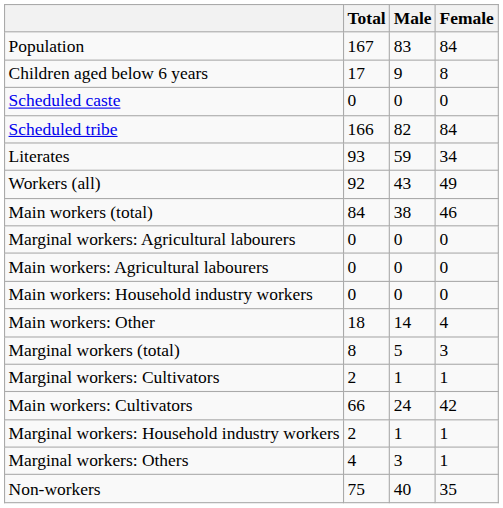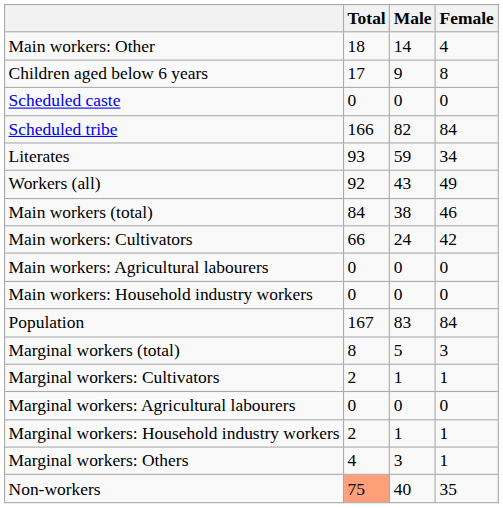rows swapped: (46, 45) <-> (82, 322)
rows swapped: (101, 405) <-> (152, 239)
(356, 488) no background -> (356, 488) lightsalmon background
